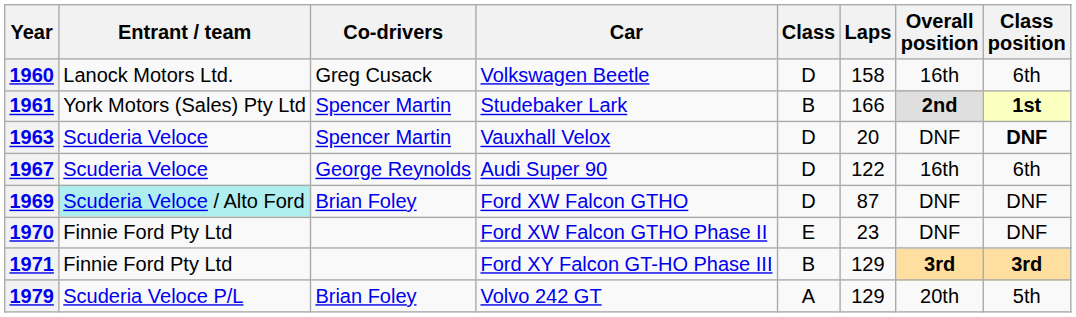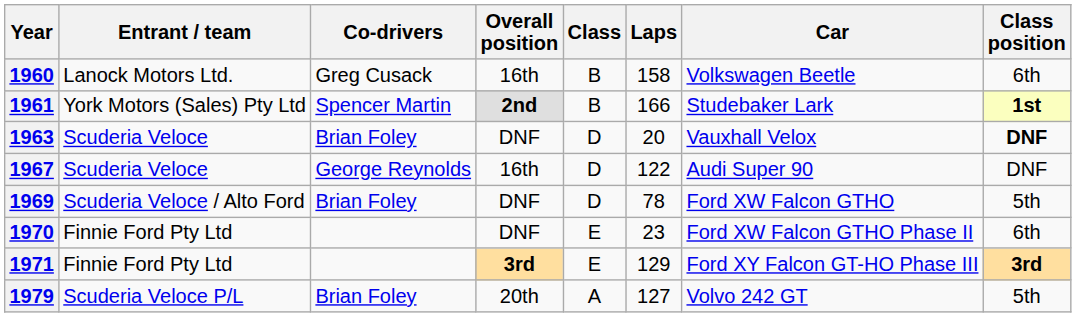columns swapped: (626, 32) <-> (940, 32)
(809, 75) D -> (594, 75) B
(383, 138) Spencer Martin -> (366, 138) Brian Foley
(1027, 170) 6th -> (1027, 170) DNF
(184, 201) paleturquoise background -> (184, 201) no background
(868, 201) 87 -> (654, 201) 78
(1027, 201) DNF -> (1027, 201) 5th
(1027, 233) DNF -> (1027, 233) 6th
(809, 264) B -> (594, 264) E
(868, 296) 129 -> (654, 296) 127
